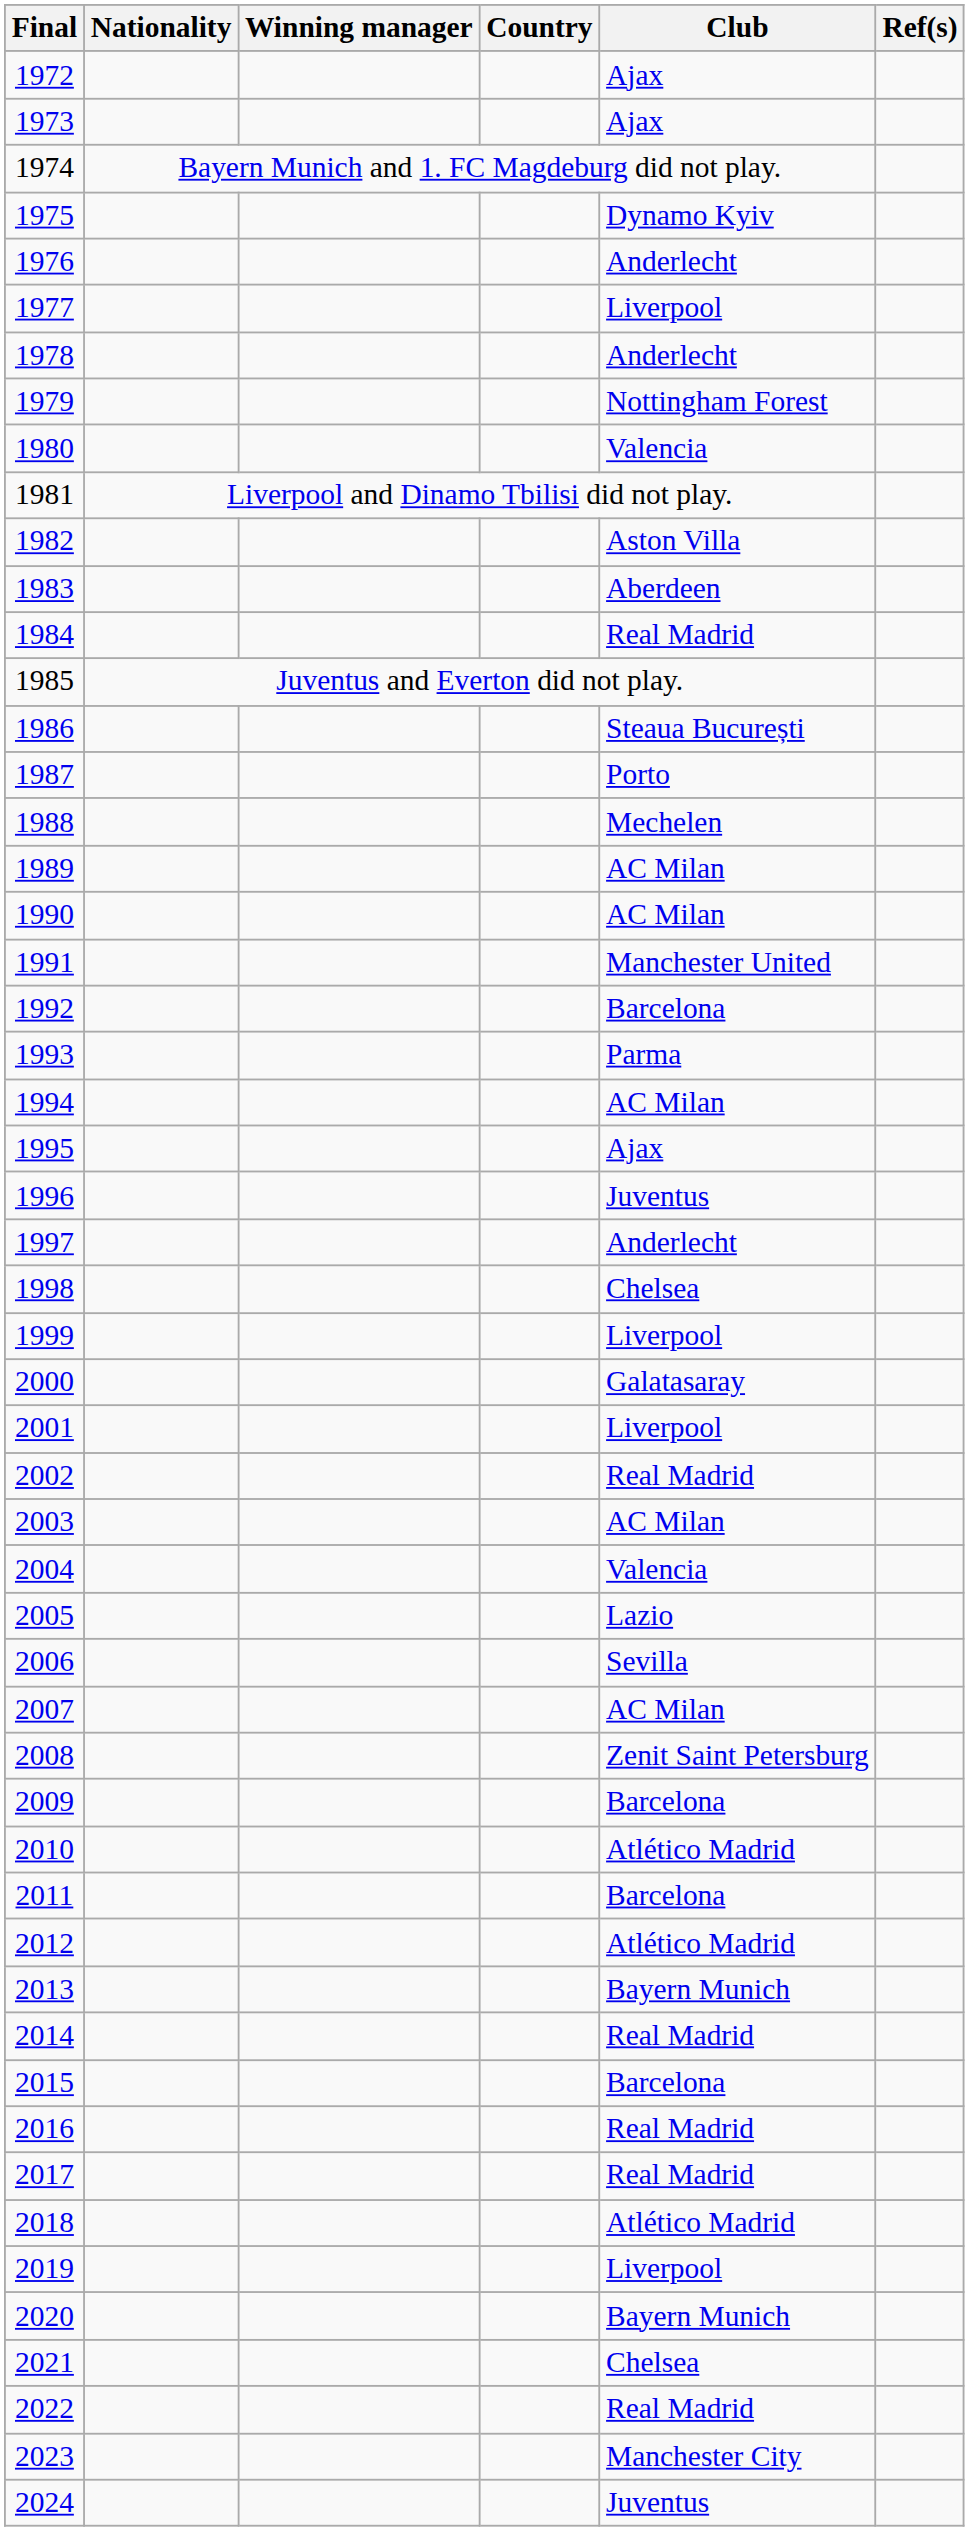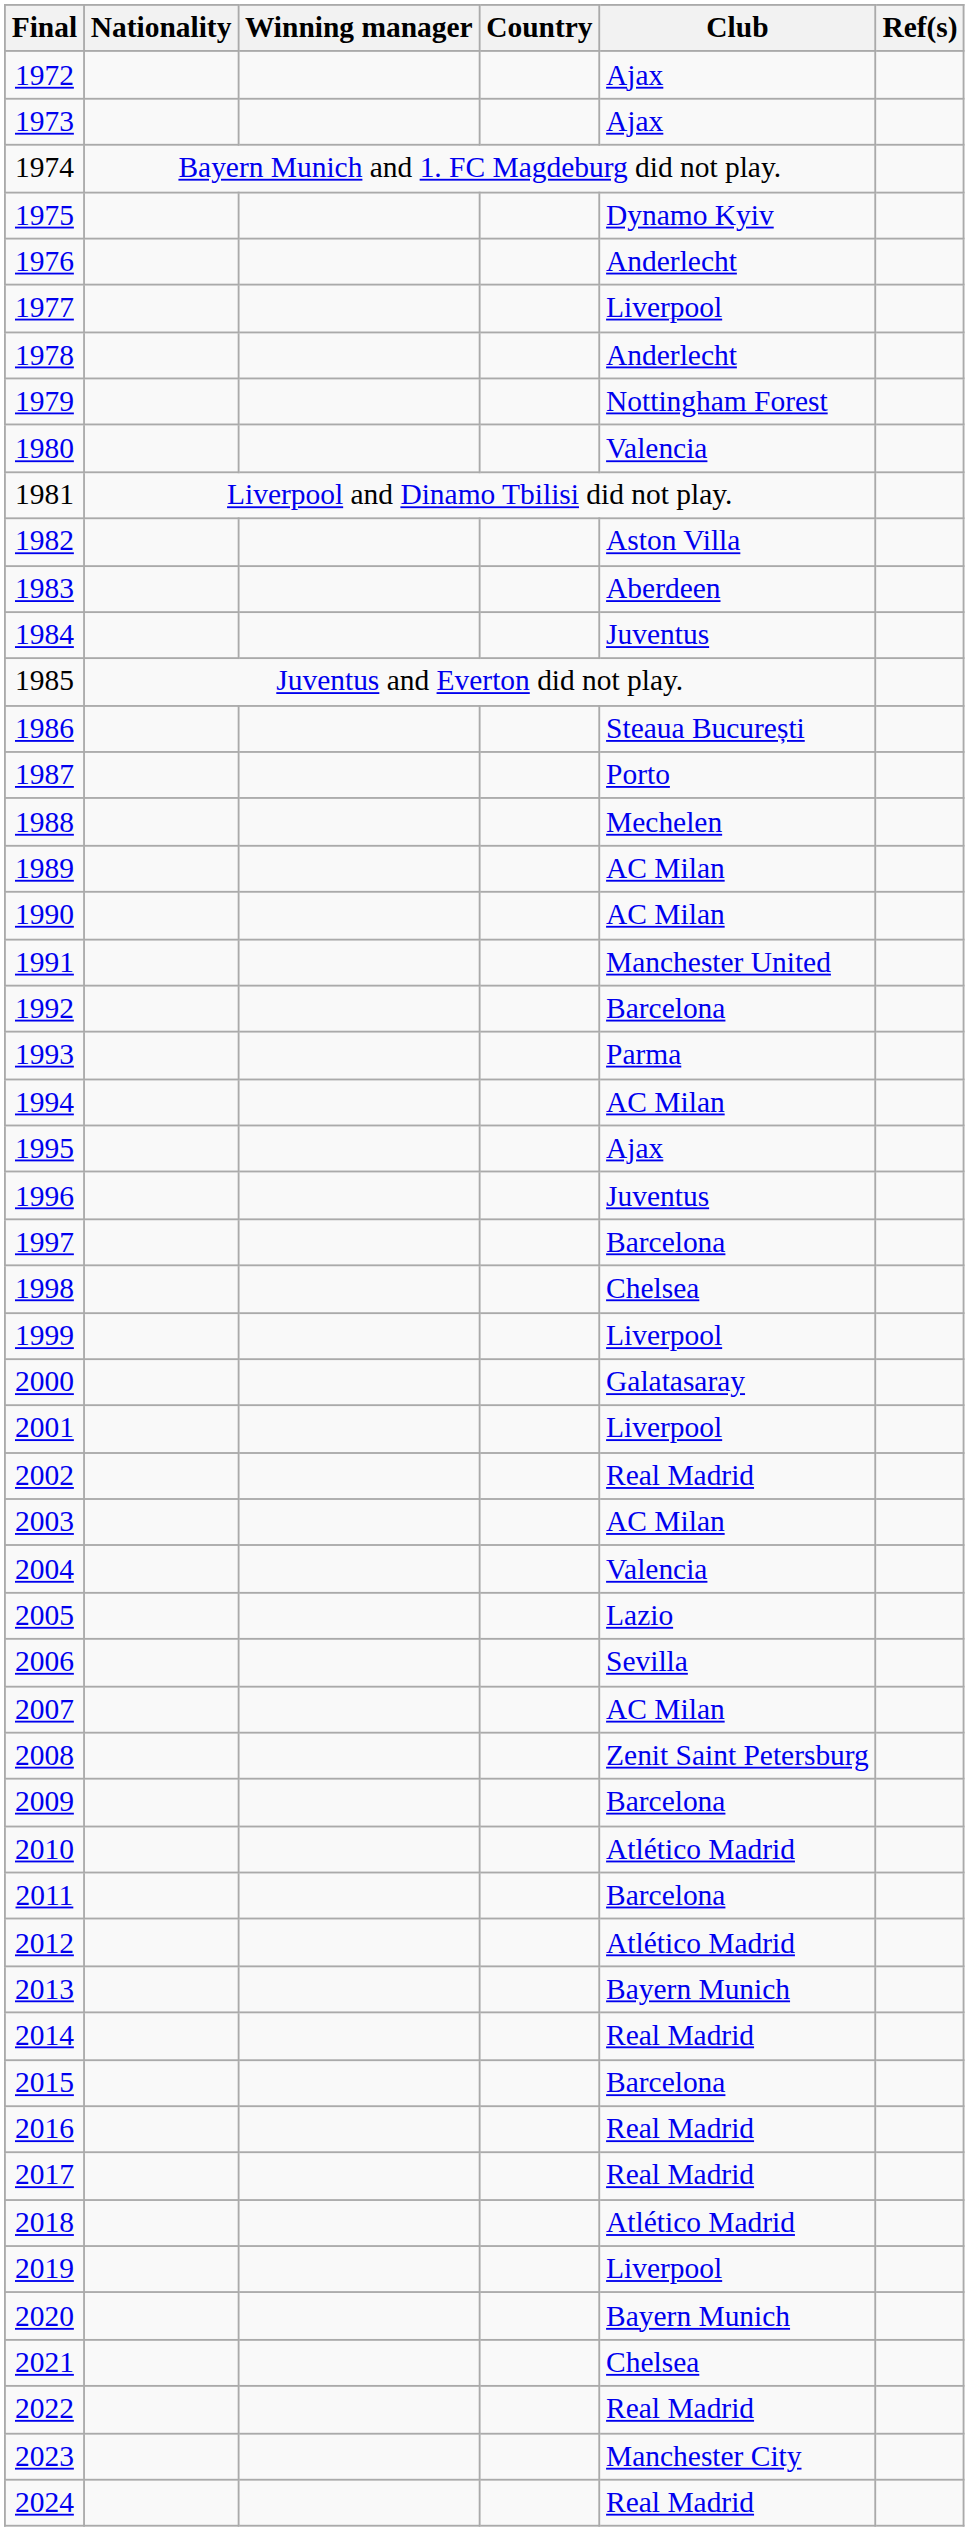(680, 634) Real Madrid -> (658, 634) Juventus
(671, 1241) Anderlecht -> (666, 1241) Barcelona
(658, 2502) Juventus -> (680, 2502) Real Madrid
